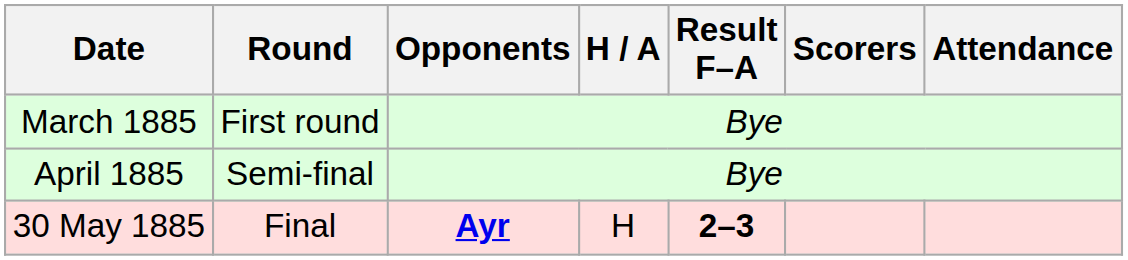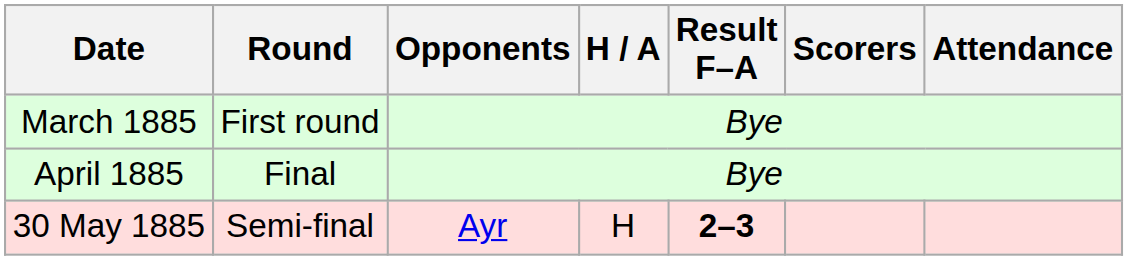(300, 173) Semi-final -> (300, 173) Final
(300, 226) Final -> (300, 226) Semi-final
(483, 226) bold -> (483, 226) normal
